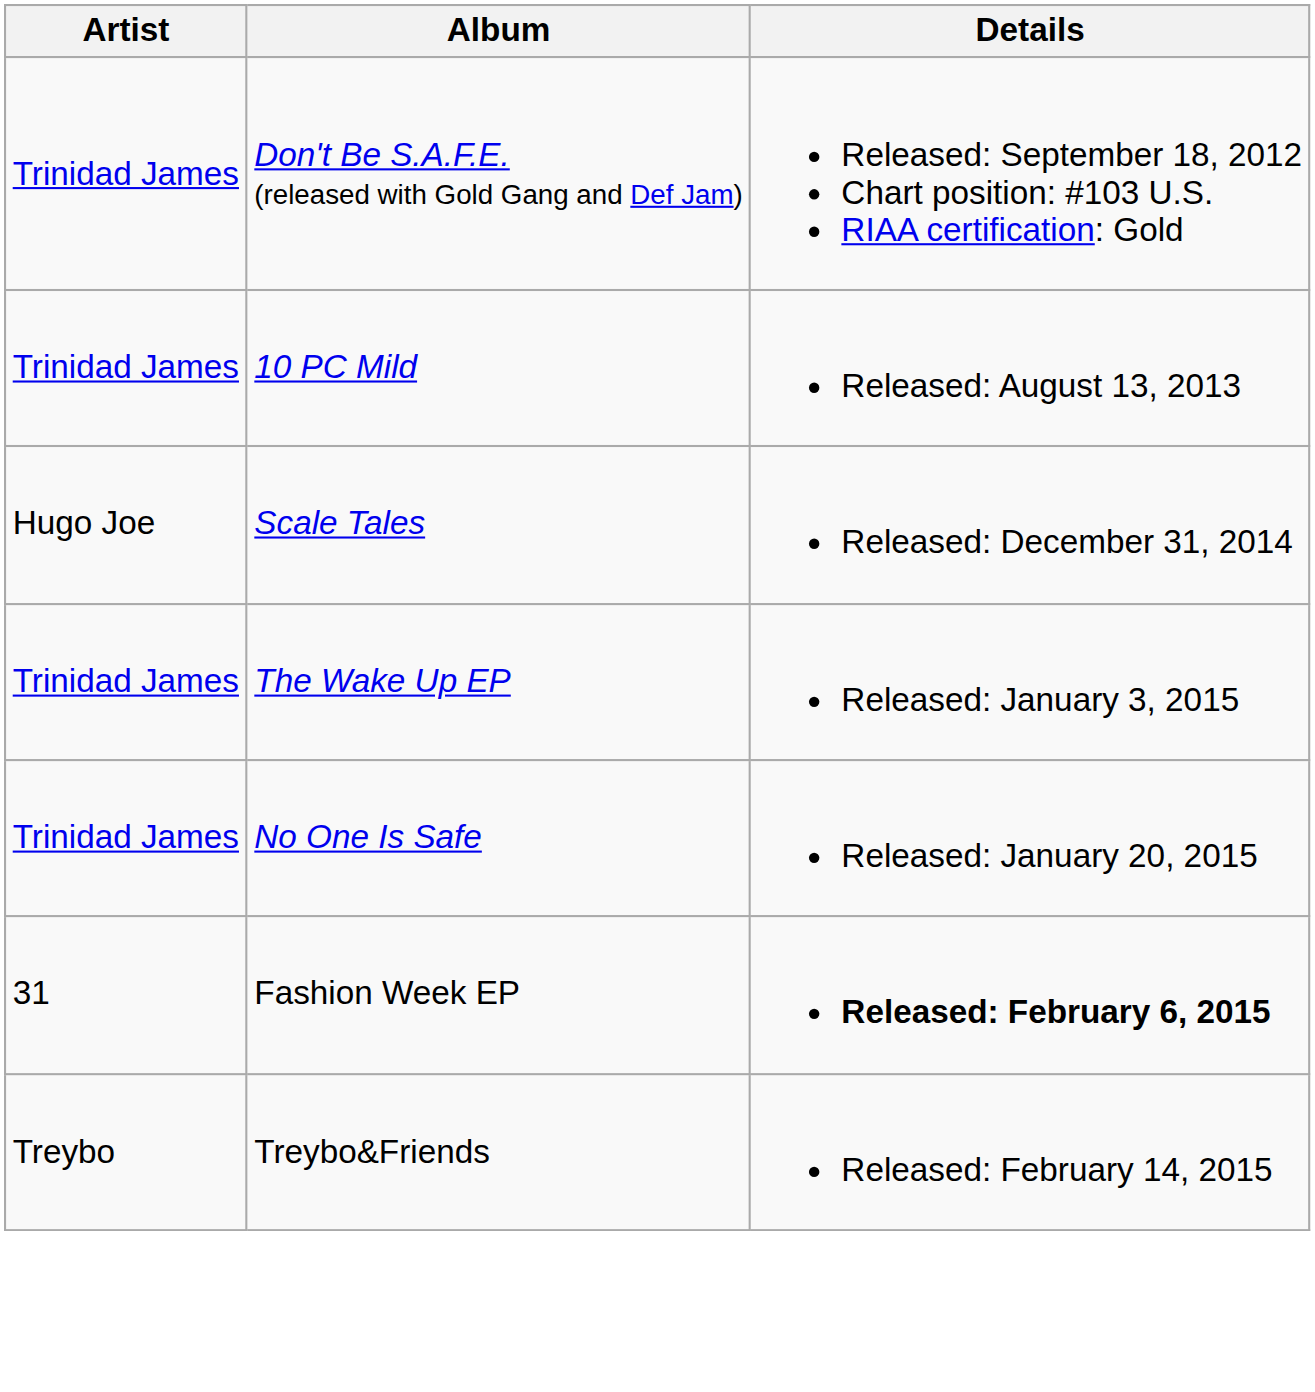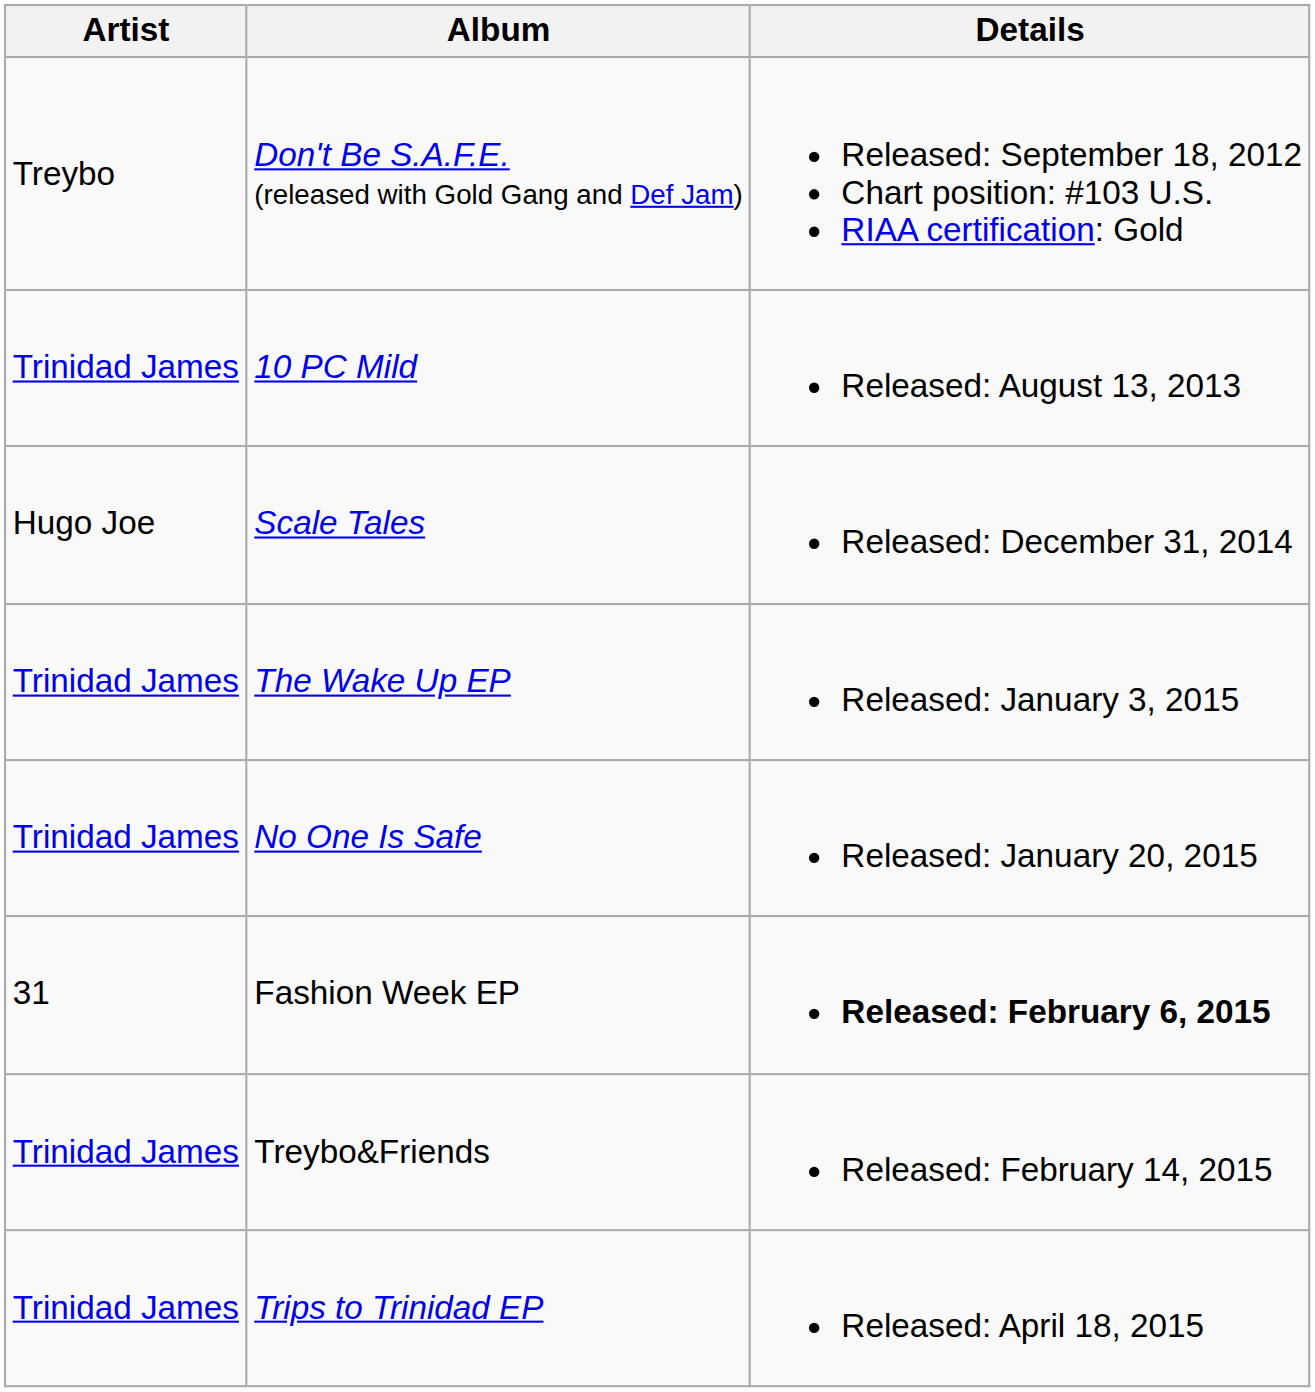(126, 173) Trinidad James -> (64, 173) Treybo
(64, 1151) Treybo -> (126, 1151) Trinidad James
+ row: (399, 1308)
